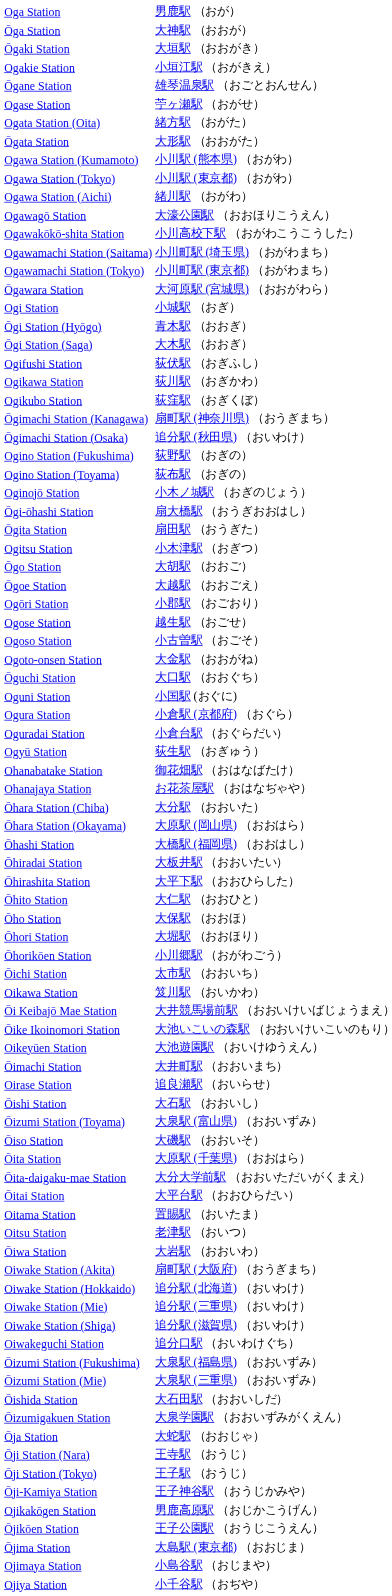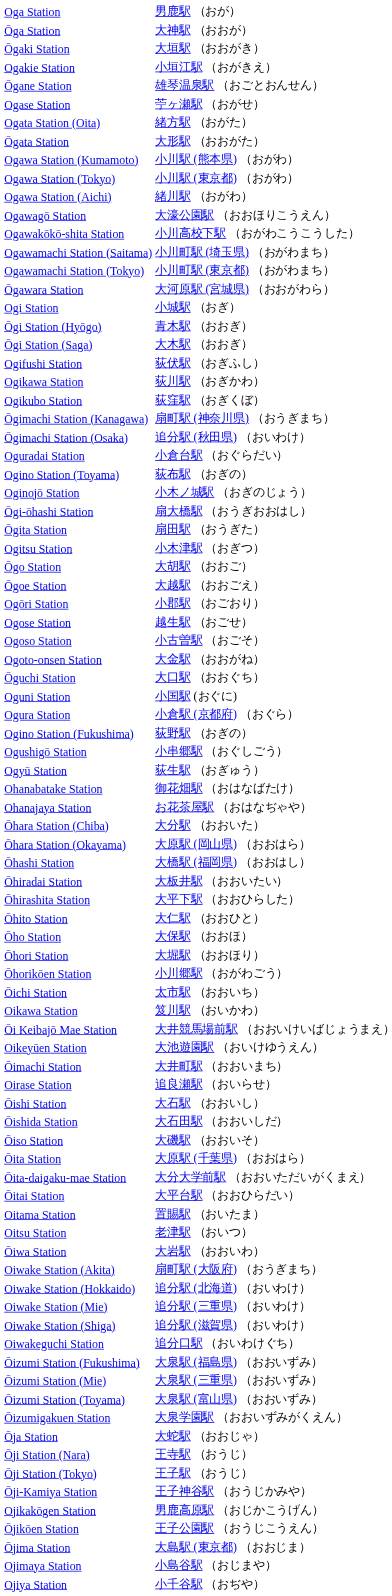rows swapped: (69, 456) <-> (45, 733)
+ row: (45, 752)
- row: (62, 1029)
rows swapped: (41, 1399) <-> (65, 1122)
